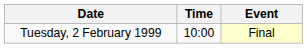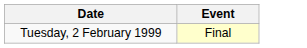- column: (199, 14)
